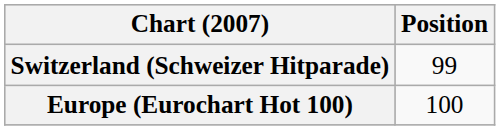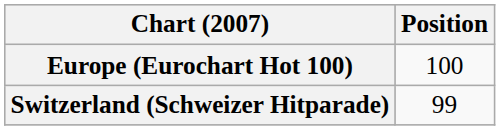rows swapped: (200, 104) <-> (200, 64)
